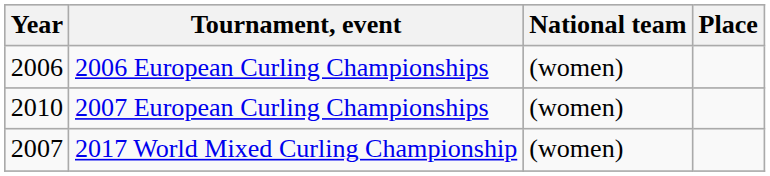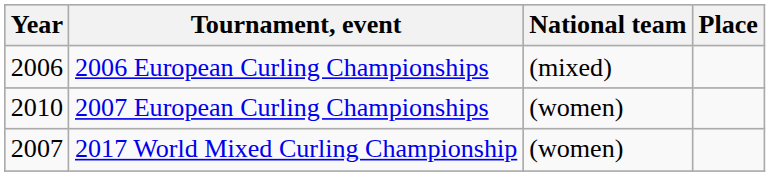(576, 66) (women) -> (571, 66) (mixed)
